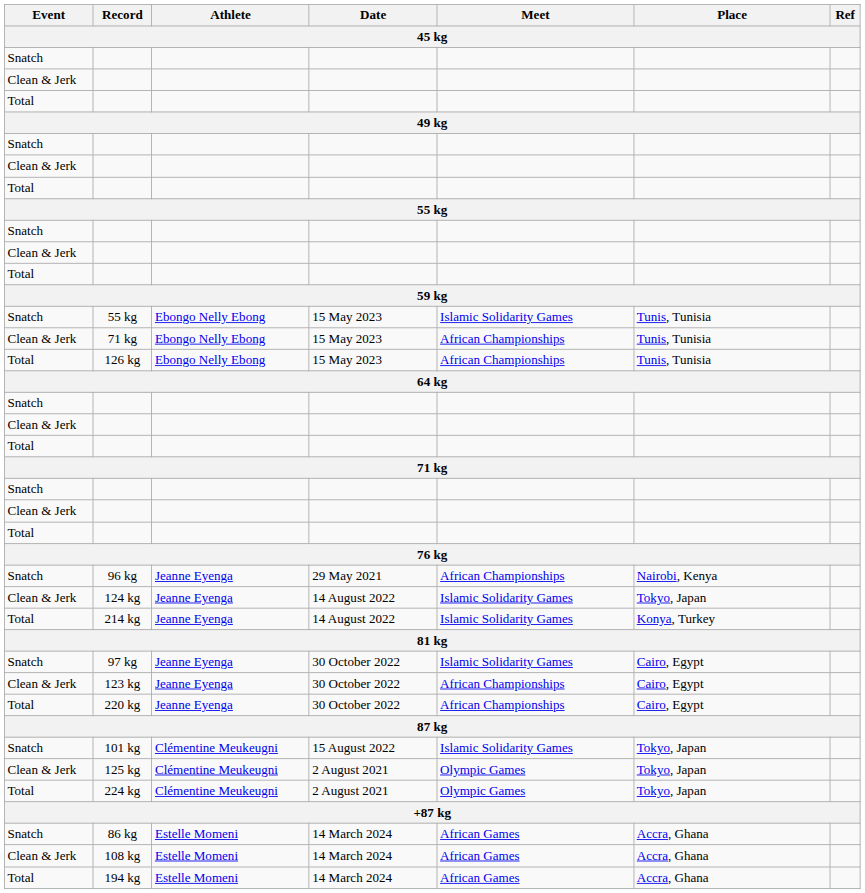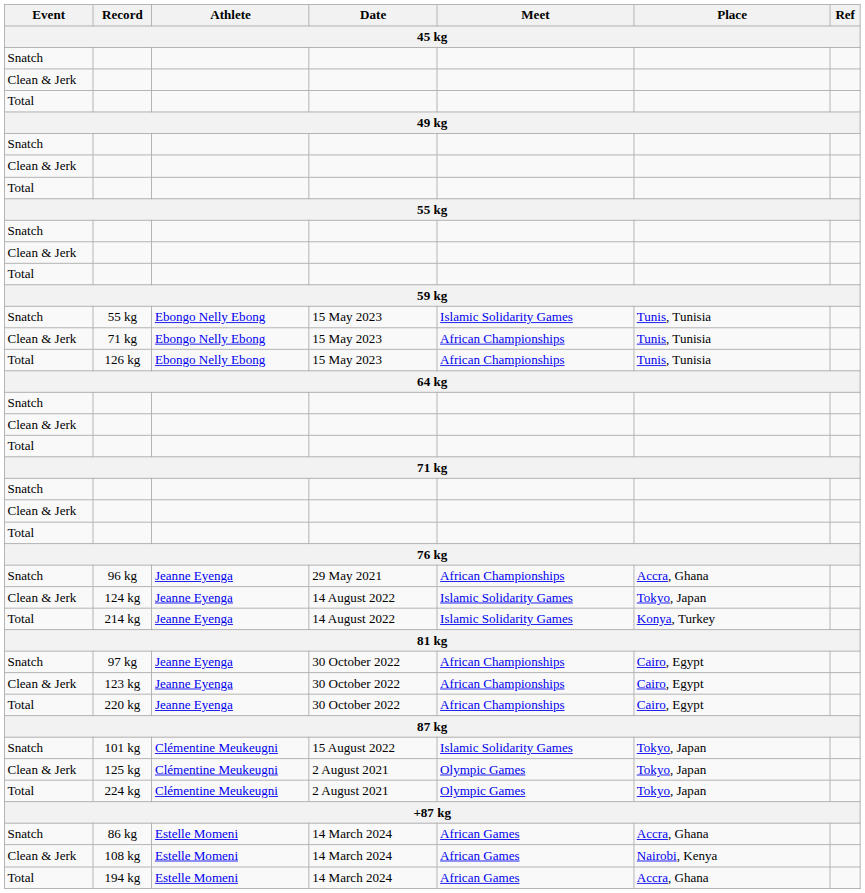(677, 575) Nairobi, Kenya -> (673, 575) Accra, Ghana
(506, 662) Islamic Solidarity Games -> (502, 662) African Championships
(673, 856) Accra, Ghana -> (677, 856) Nairobi, Kenya
